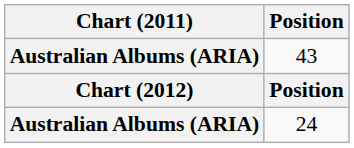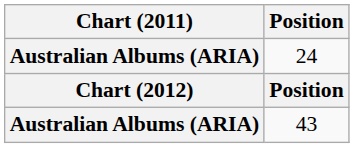rows swapped: (306, 124) <-> (306, 55)
